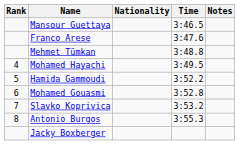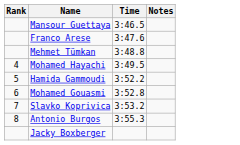- column: (142, 11)
